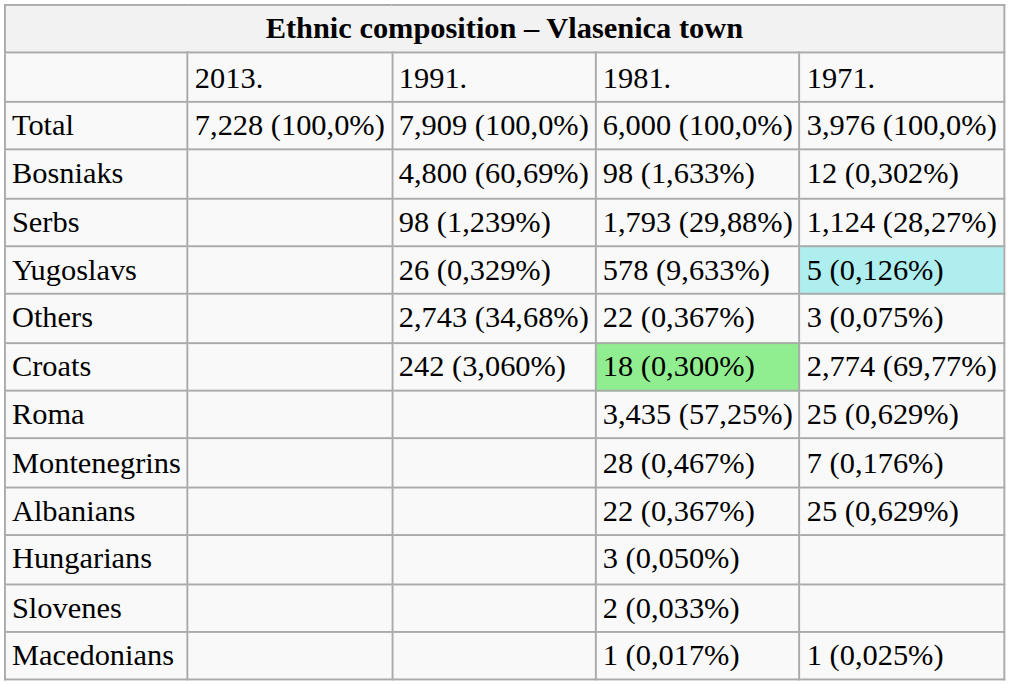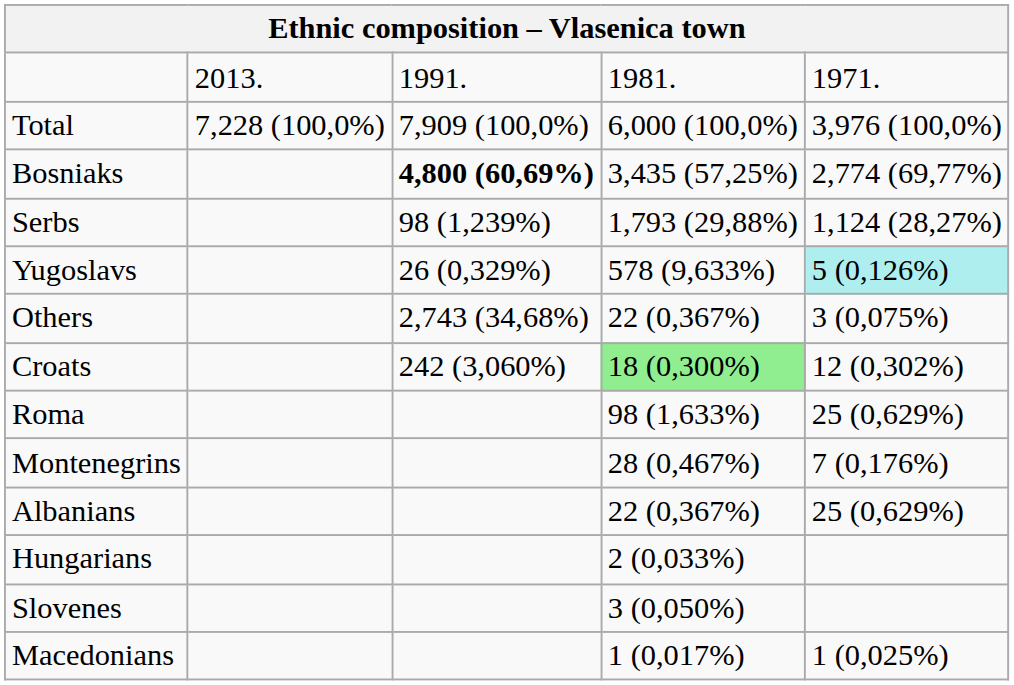(494, 173) normal -> (496, 173) bold
(679, 173) 98 (1,633%) -> (703, 173) 3,435 (57,25%)
(883, 173) 12 (0,302%) -> (907, 173) 2,774 (69,77%)
(902, 366) 2,774 (69,77%) -> (888, 366) 12 (0,302%)
(698, 414) 3,435 (57,25%) -> (684, 414) 98 (1,633%)
(671, 558) 3 (0,050%) -> (676, 558) 2 (0,033%)
(671, 607) 2 (0,033%) -> (676, 607) 3 (0,050%)
